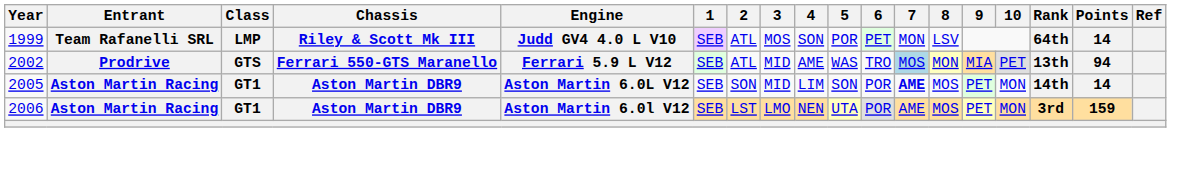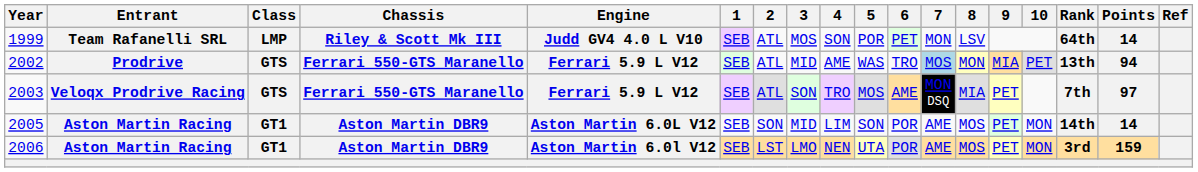+ row: (26, 94)
(912, 86) bold -> (938, 125) normal
